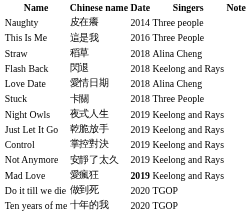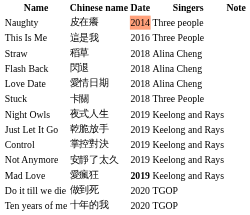(140, 22) no background -> (140, 22) lightsalmon background
(188, 68) Keelong and Rays -> (177, 68) Alina Cheng
